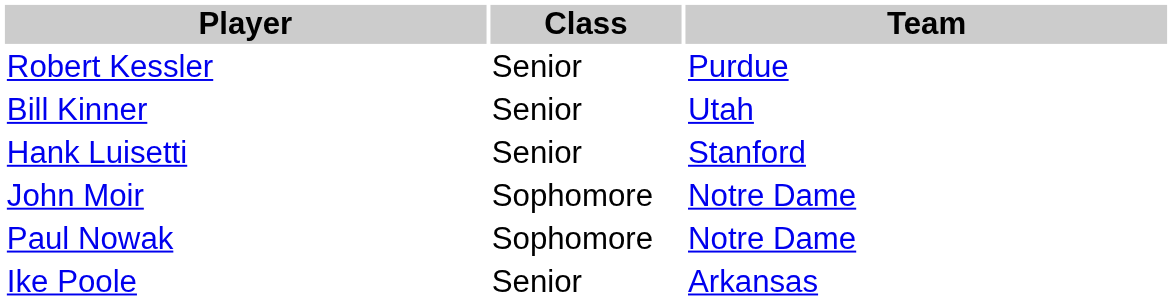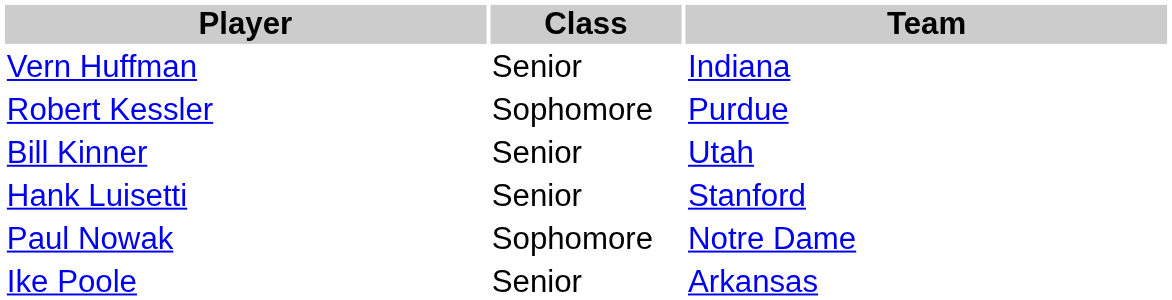+ row: (102, 66)
(537, 66) Senior -> (572, 109) Sophomore
- row: (75, 195)
